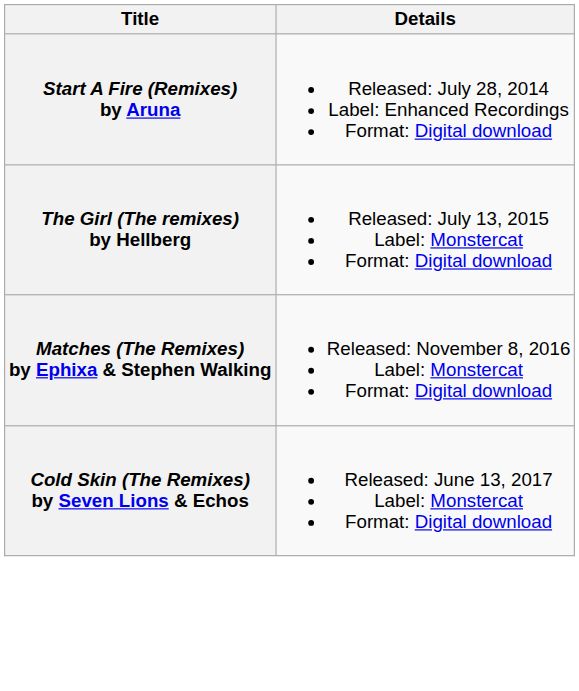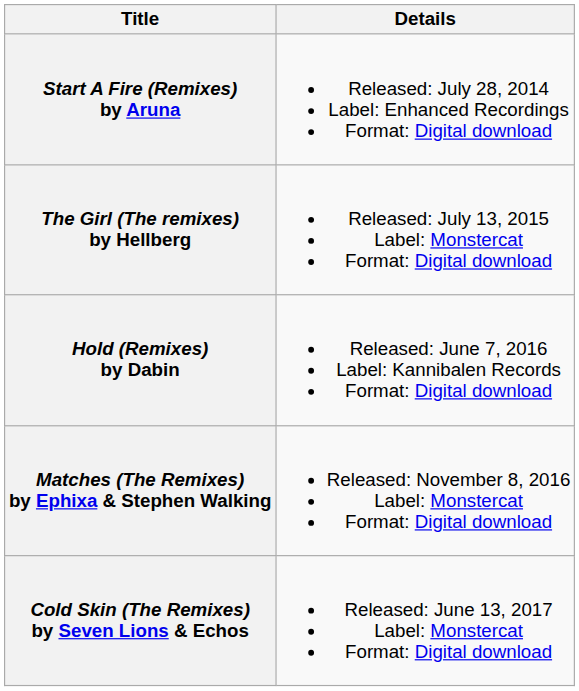+ row: (140, 359)
